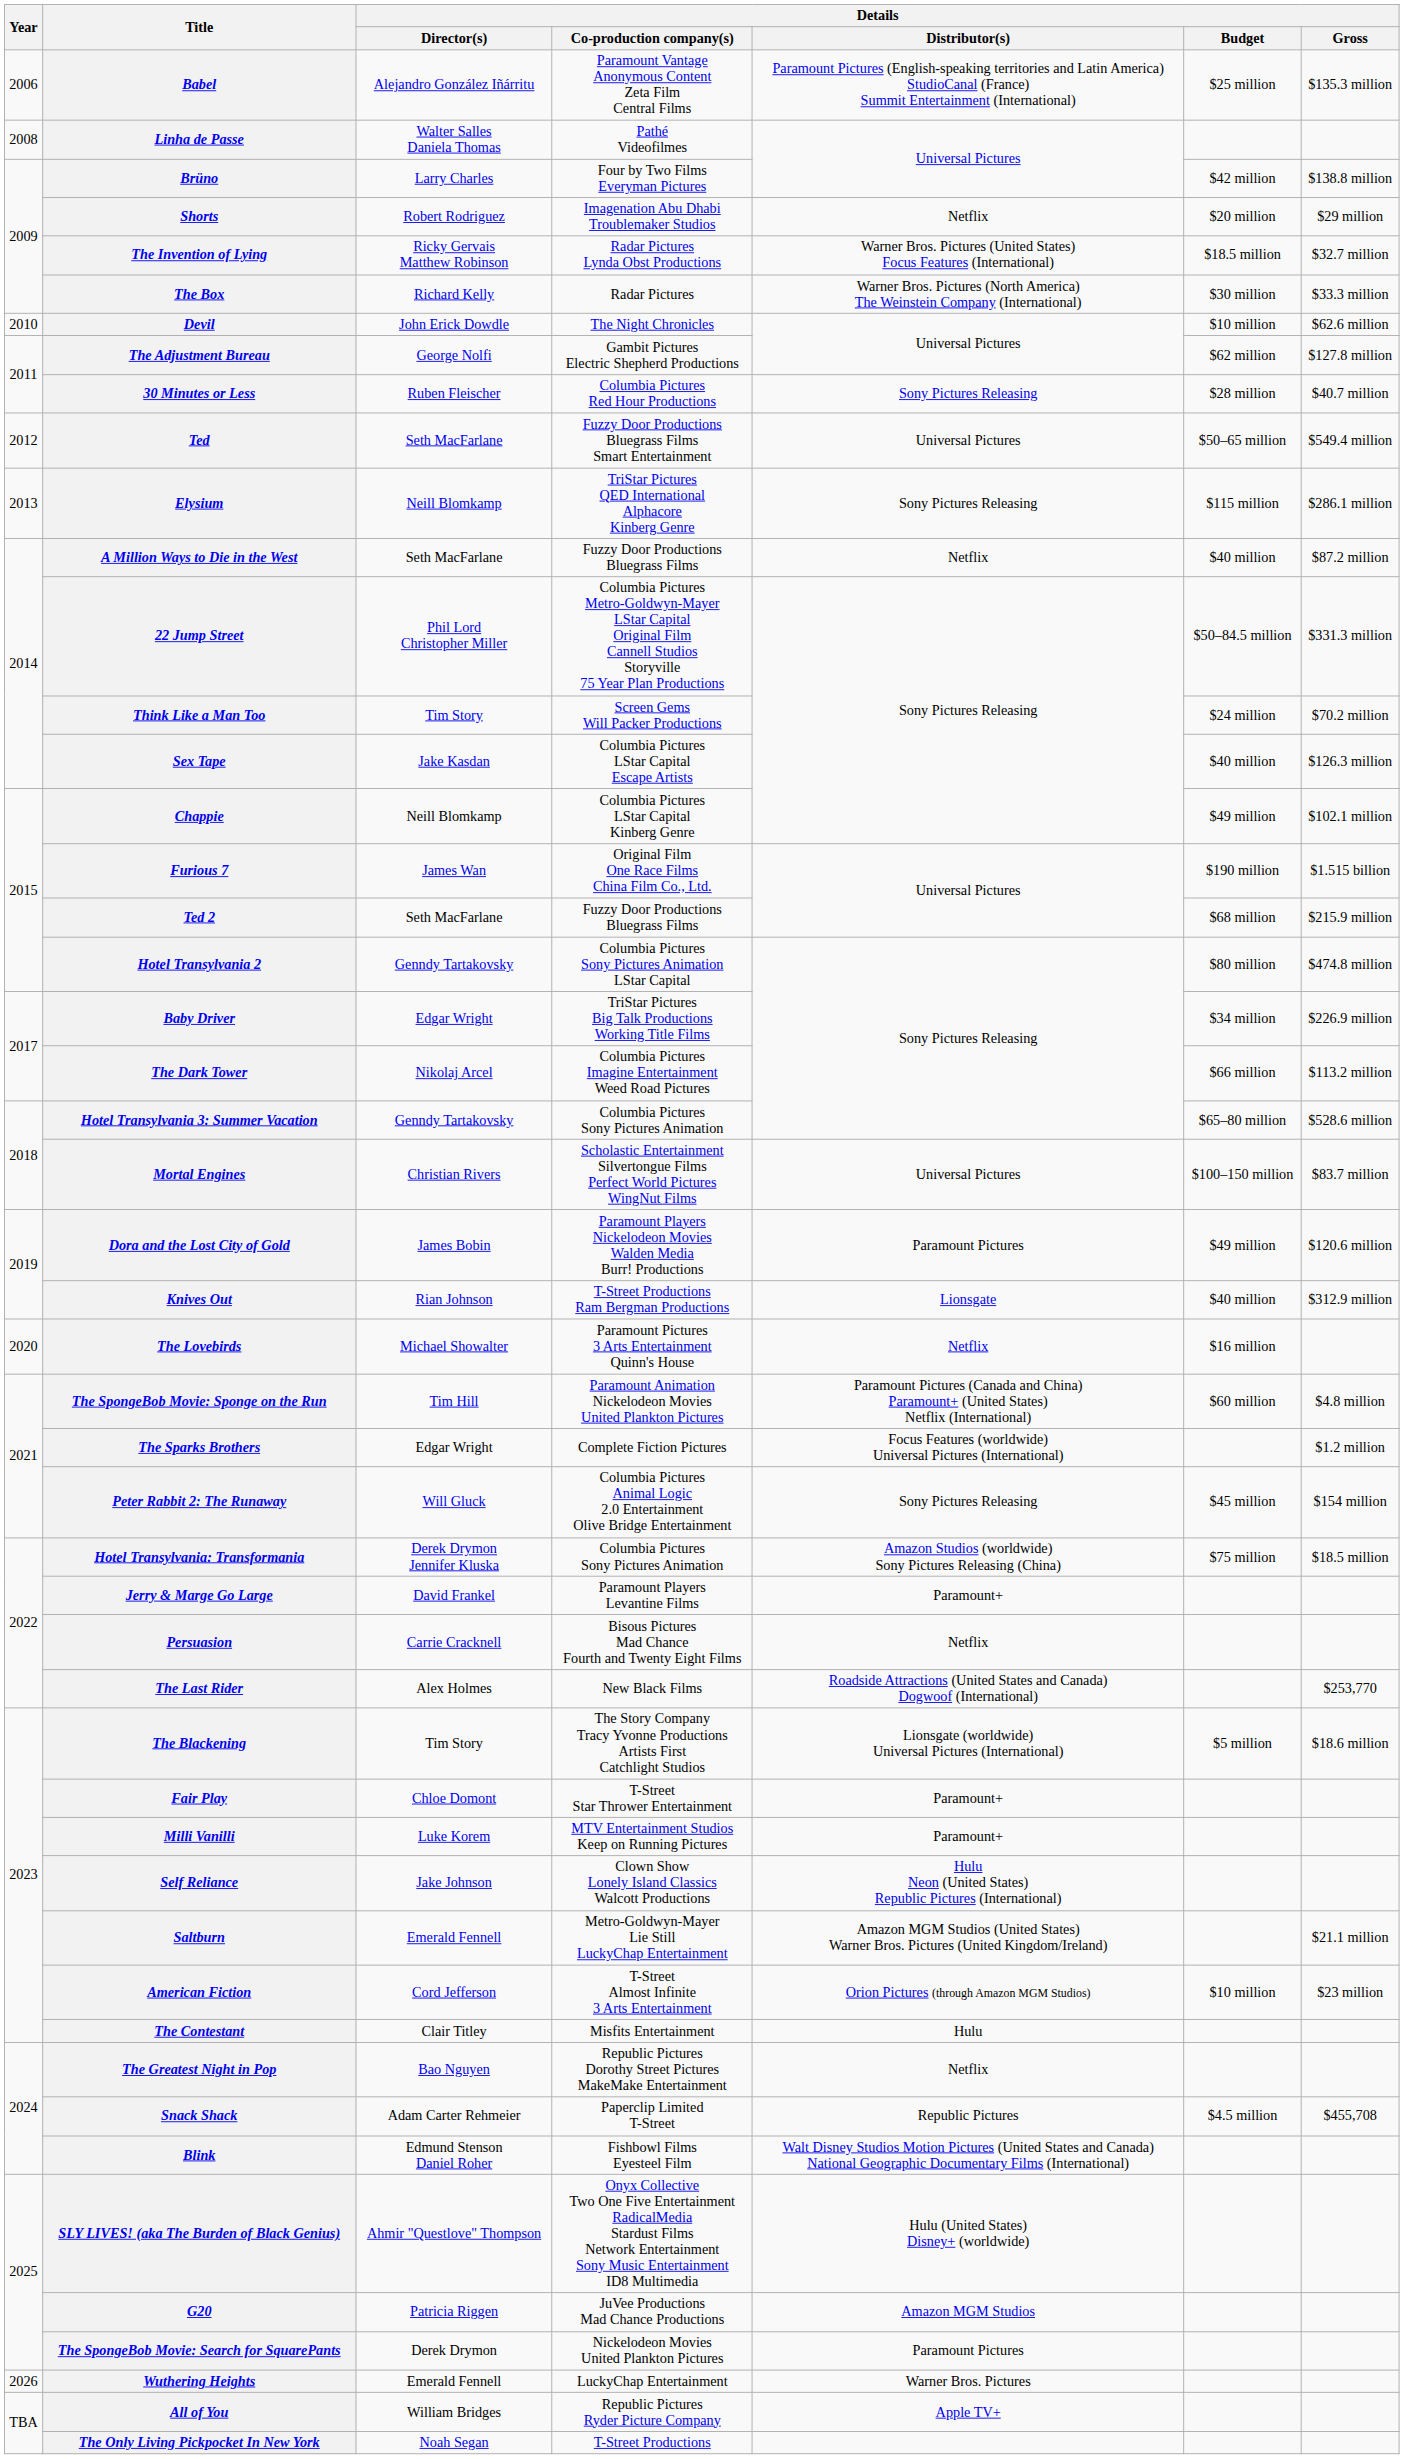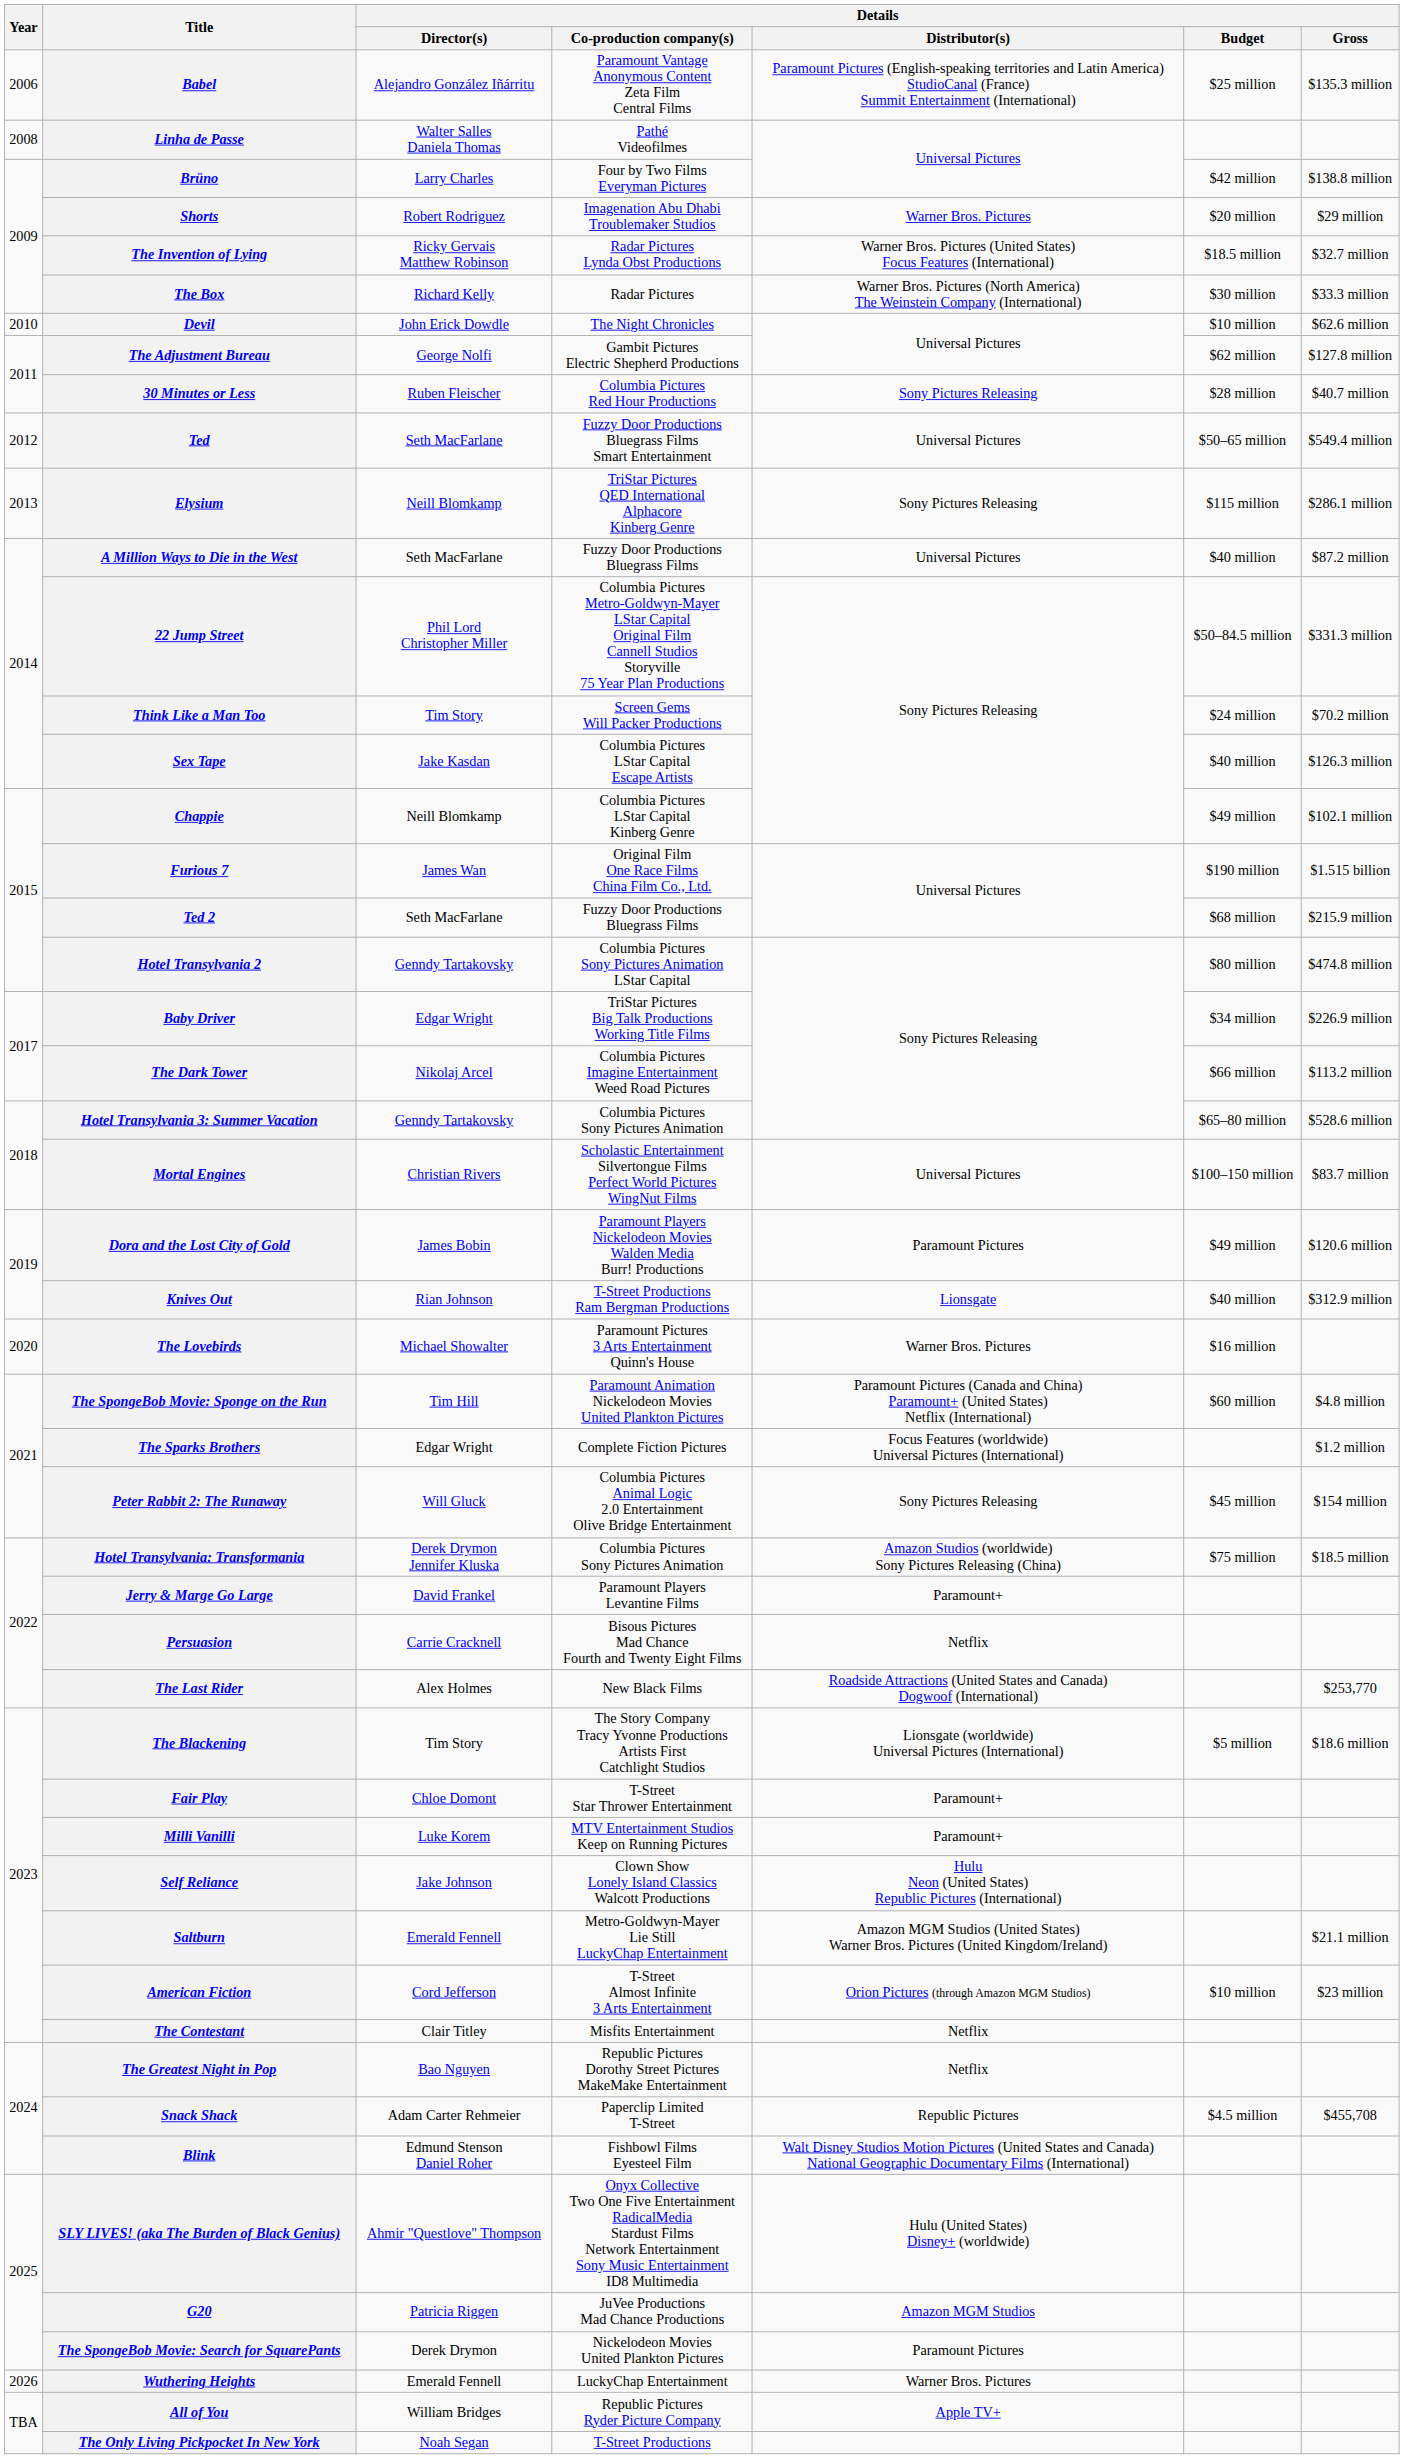(968, 216) Netflix -> (968, 216) Warner Bros. Pictures
(968, 557) Netflix -> (968, 557) Universal Pictures
(968, 1346) Netflix -> (968, 1346) Warner Bros. Pictures
(968, 2031) Hulu -> (968, 2031) Netflix
